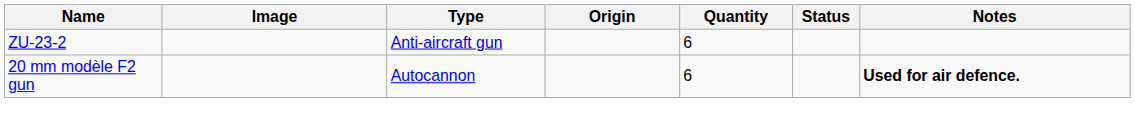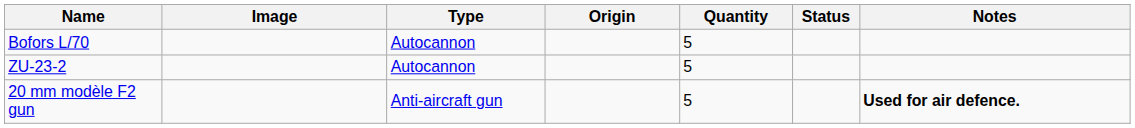+ row: (49, 42)
(447, 42) Anti-aircraft gun -> (433, 67) Autocannon
(688, 42) 6 -> (688, 67) 5
(433, 76) Autocannon -> (447, 101) Anti-aircraft gun
(688, 76) 6 -> (688, 101) 5
